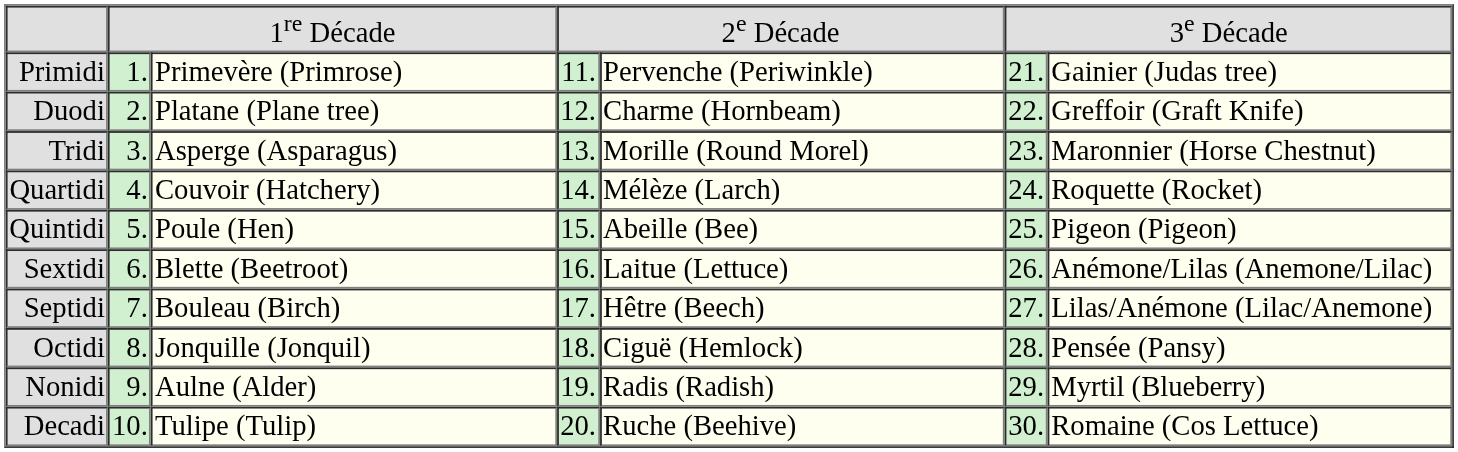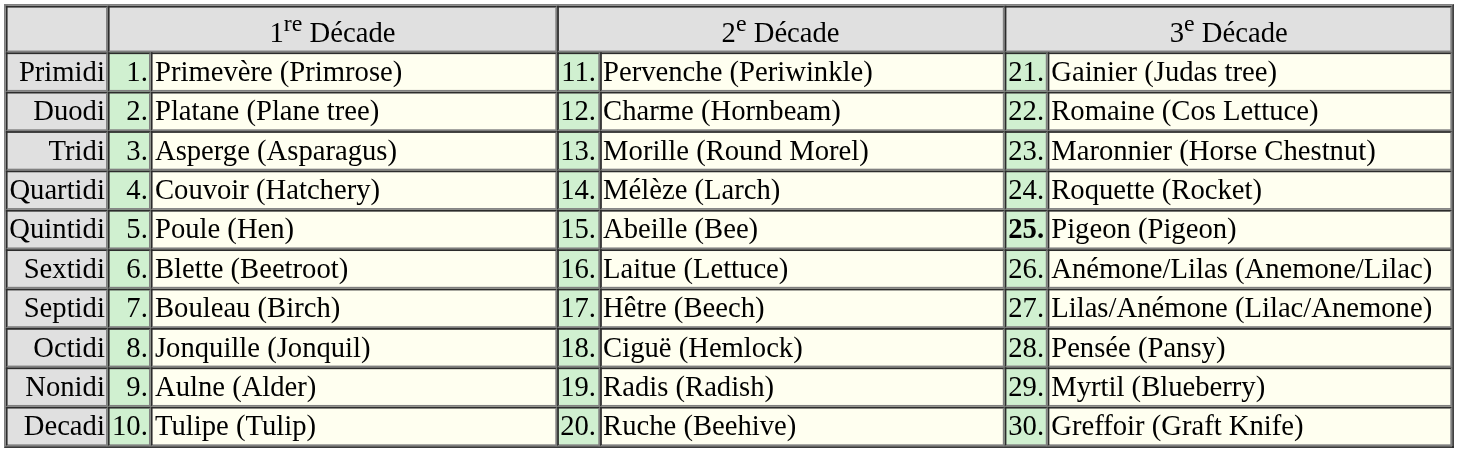(1177, 111) Greffoir (Graft Knife) -> (1185, 111) Romaine (Cos Lettuce)
(1026, 229) normal -> (1026, 229) bold
(1185, 426) Romaine (Cos Lettuce) -> (1177, 426) Greffoir (Graft Knife)
